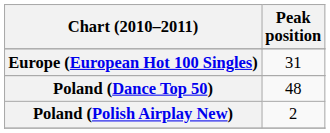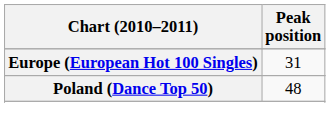- row: (133, 114)
